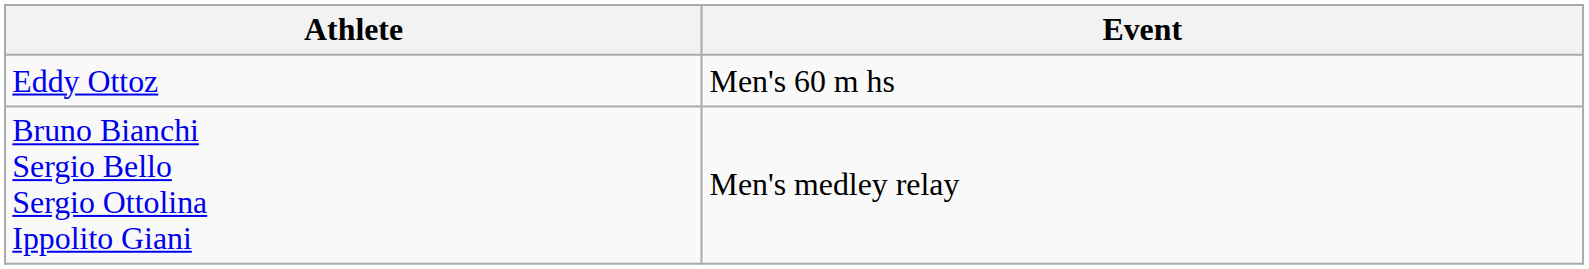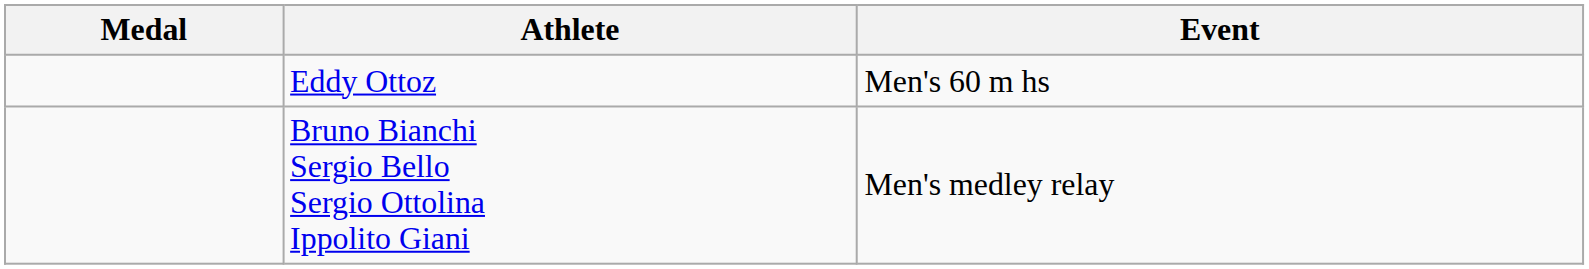+ column: (144, 29)
